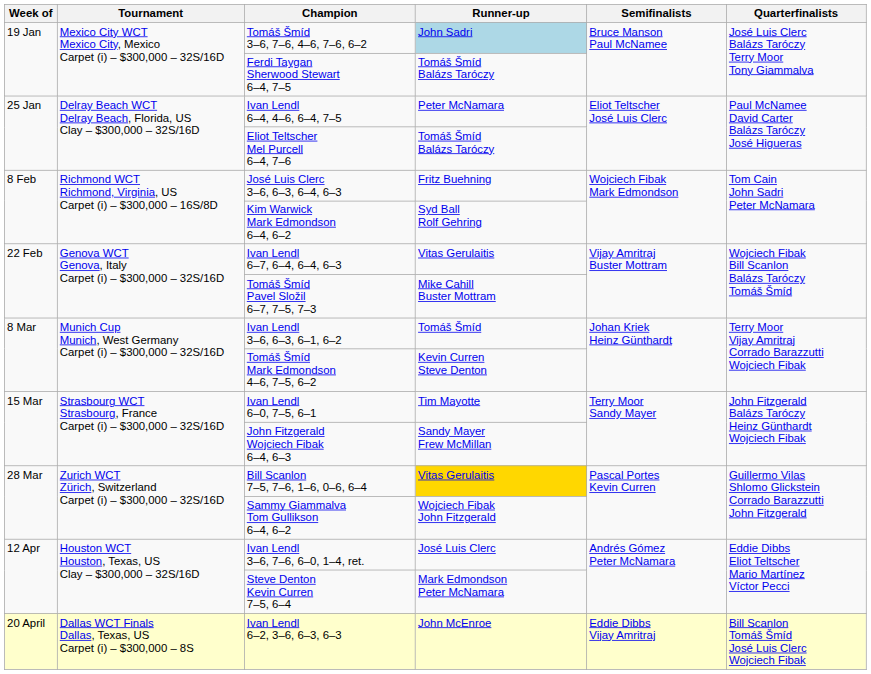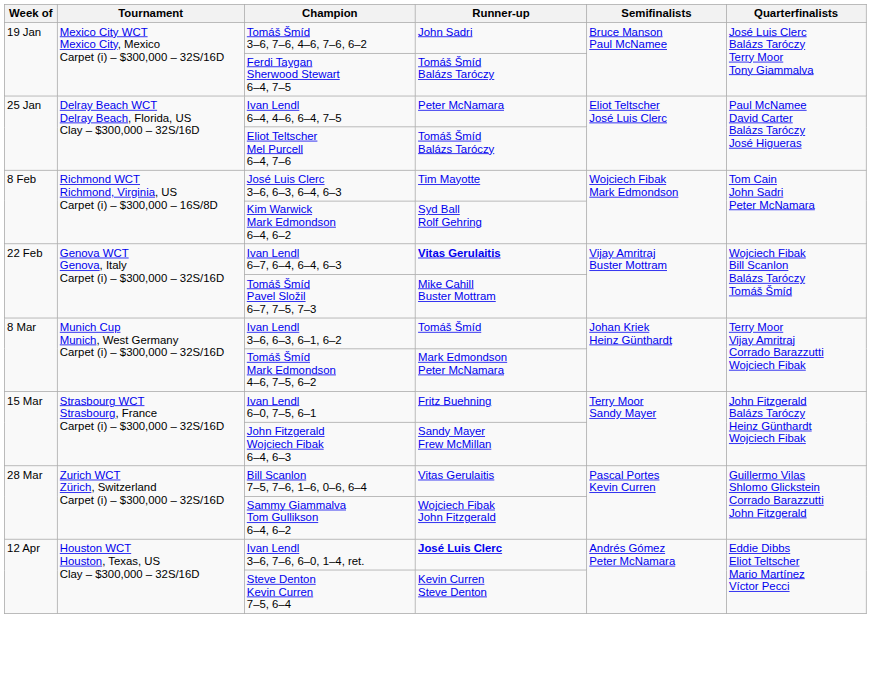(445, 32) lightblue background -> (445, 32) no background
(455, 179) Fritz Buehning -> (449, 179) Tim Mayotte
(456, 253) normal -> (459, 253) bold
(453, 364) Kevin Curren Steve Denton -> (463, 364) Mark Edmondson Peter McNamara
(449, 401) Tim Mayotte -> (455, 401) Fritz Buehning
(456, 475) gold background -> (456, 475) no background
(457, 549) normal -> (460, 549) bold
(463, 586) Mark Edmondson Peter McNamara -> (453, 586) Kevin Curren Steve Denton
- row: (294, 629)
